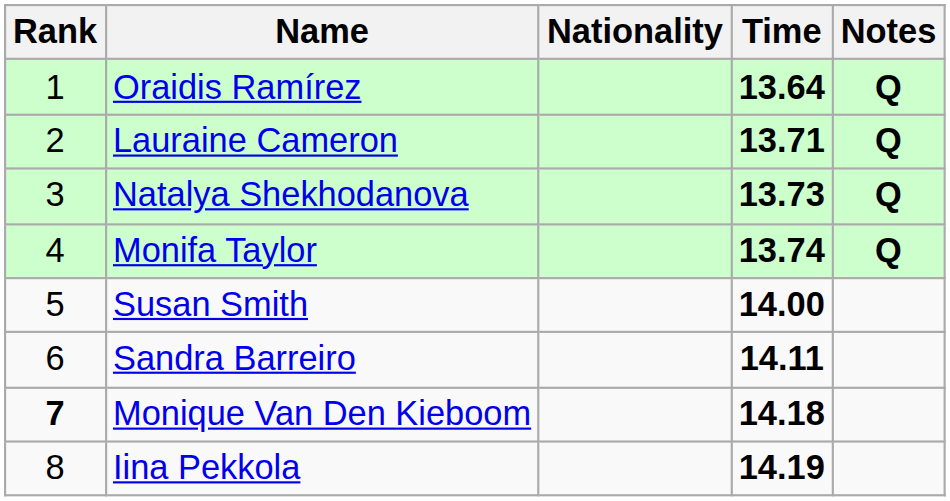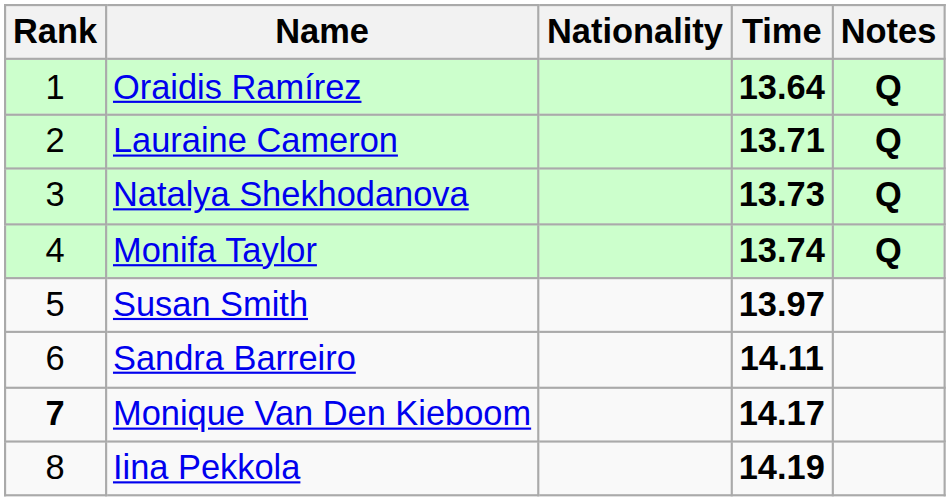(782, 304) 14.00 -> (782, 304) 13.97
(782, 413) 14.18 -> (782, 413) 14.17
